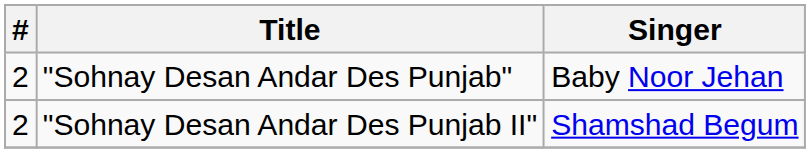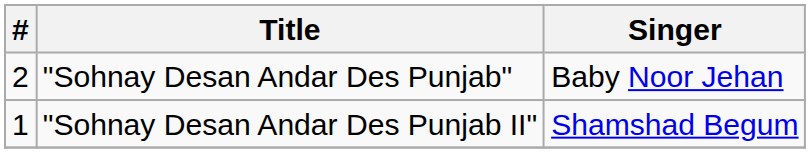(20, 124) 2 -> (20, 124) 1
